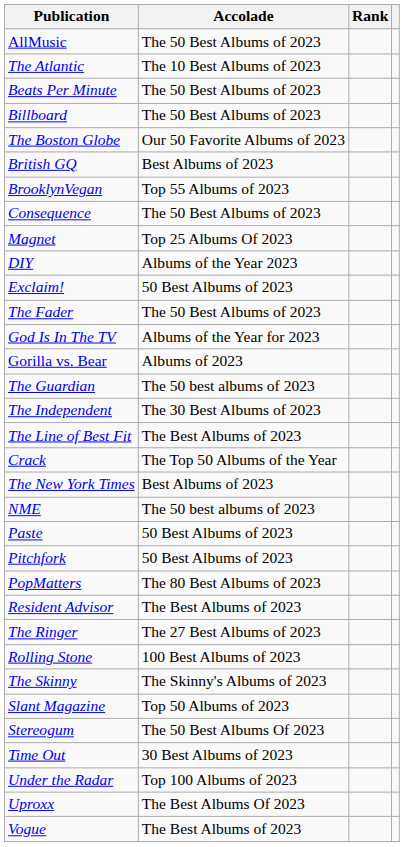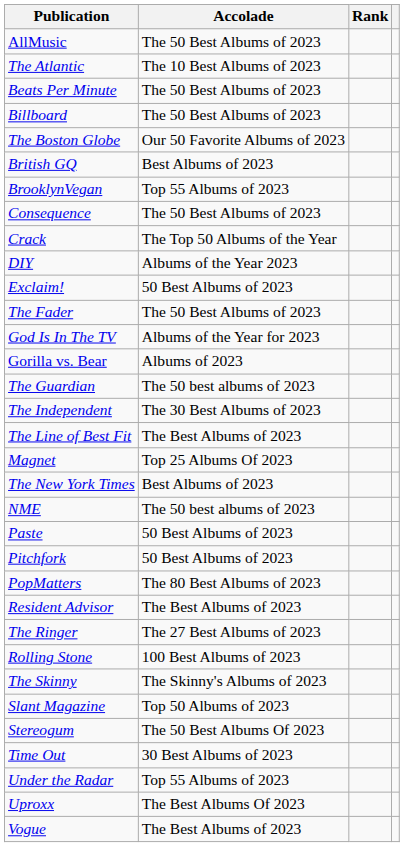rows swapped: (27, 459) <-> (32, 238)
(219, 779) Top 100 Albums of 2023 -> (215, 779) Top 55 Albums of 2023
